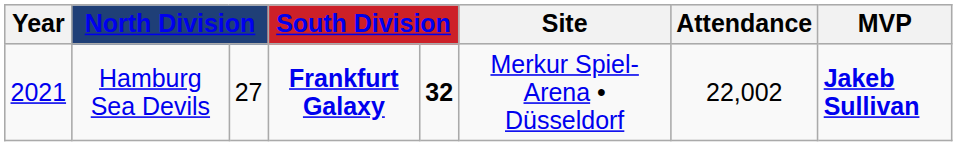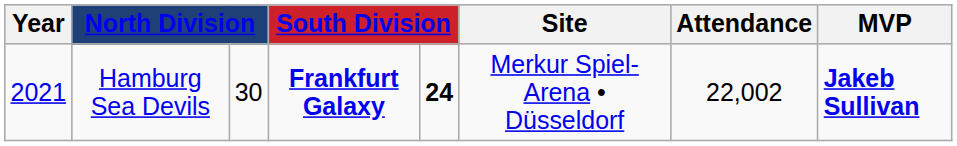(249, 91) 27 -> (249, 91) 30
(439, 91) 32 -> (439, 91) 24
